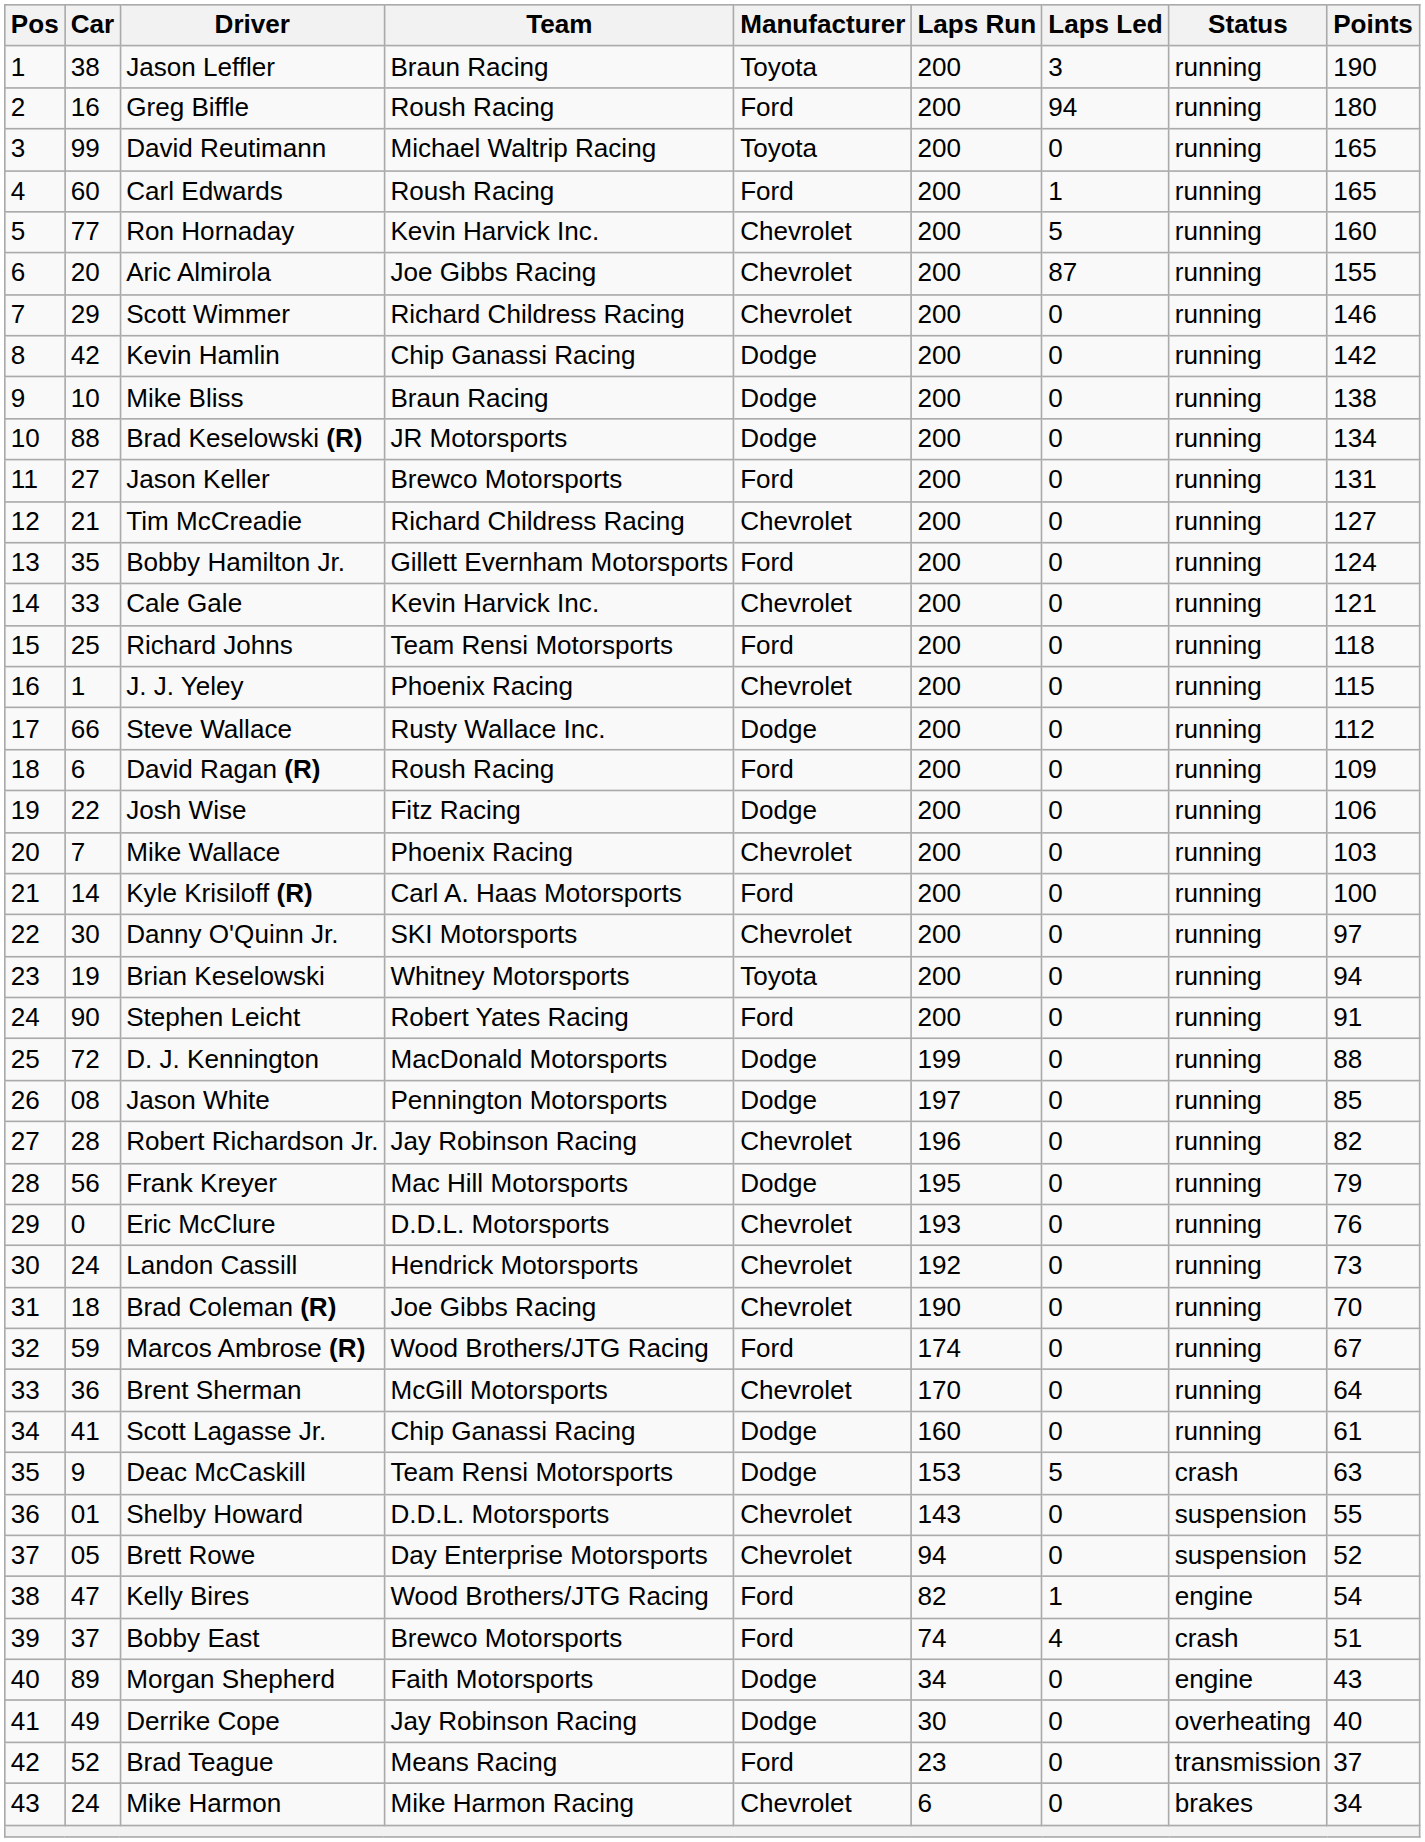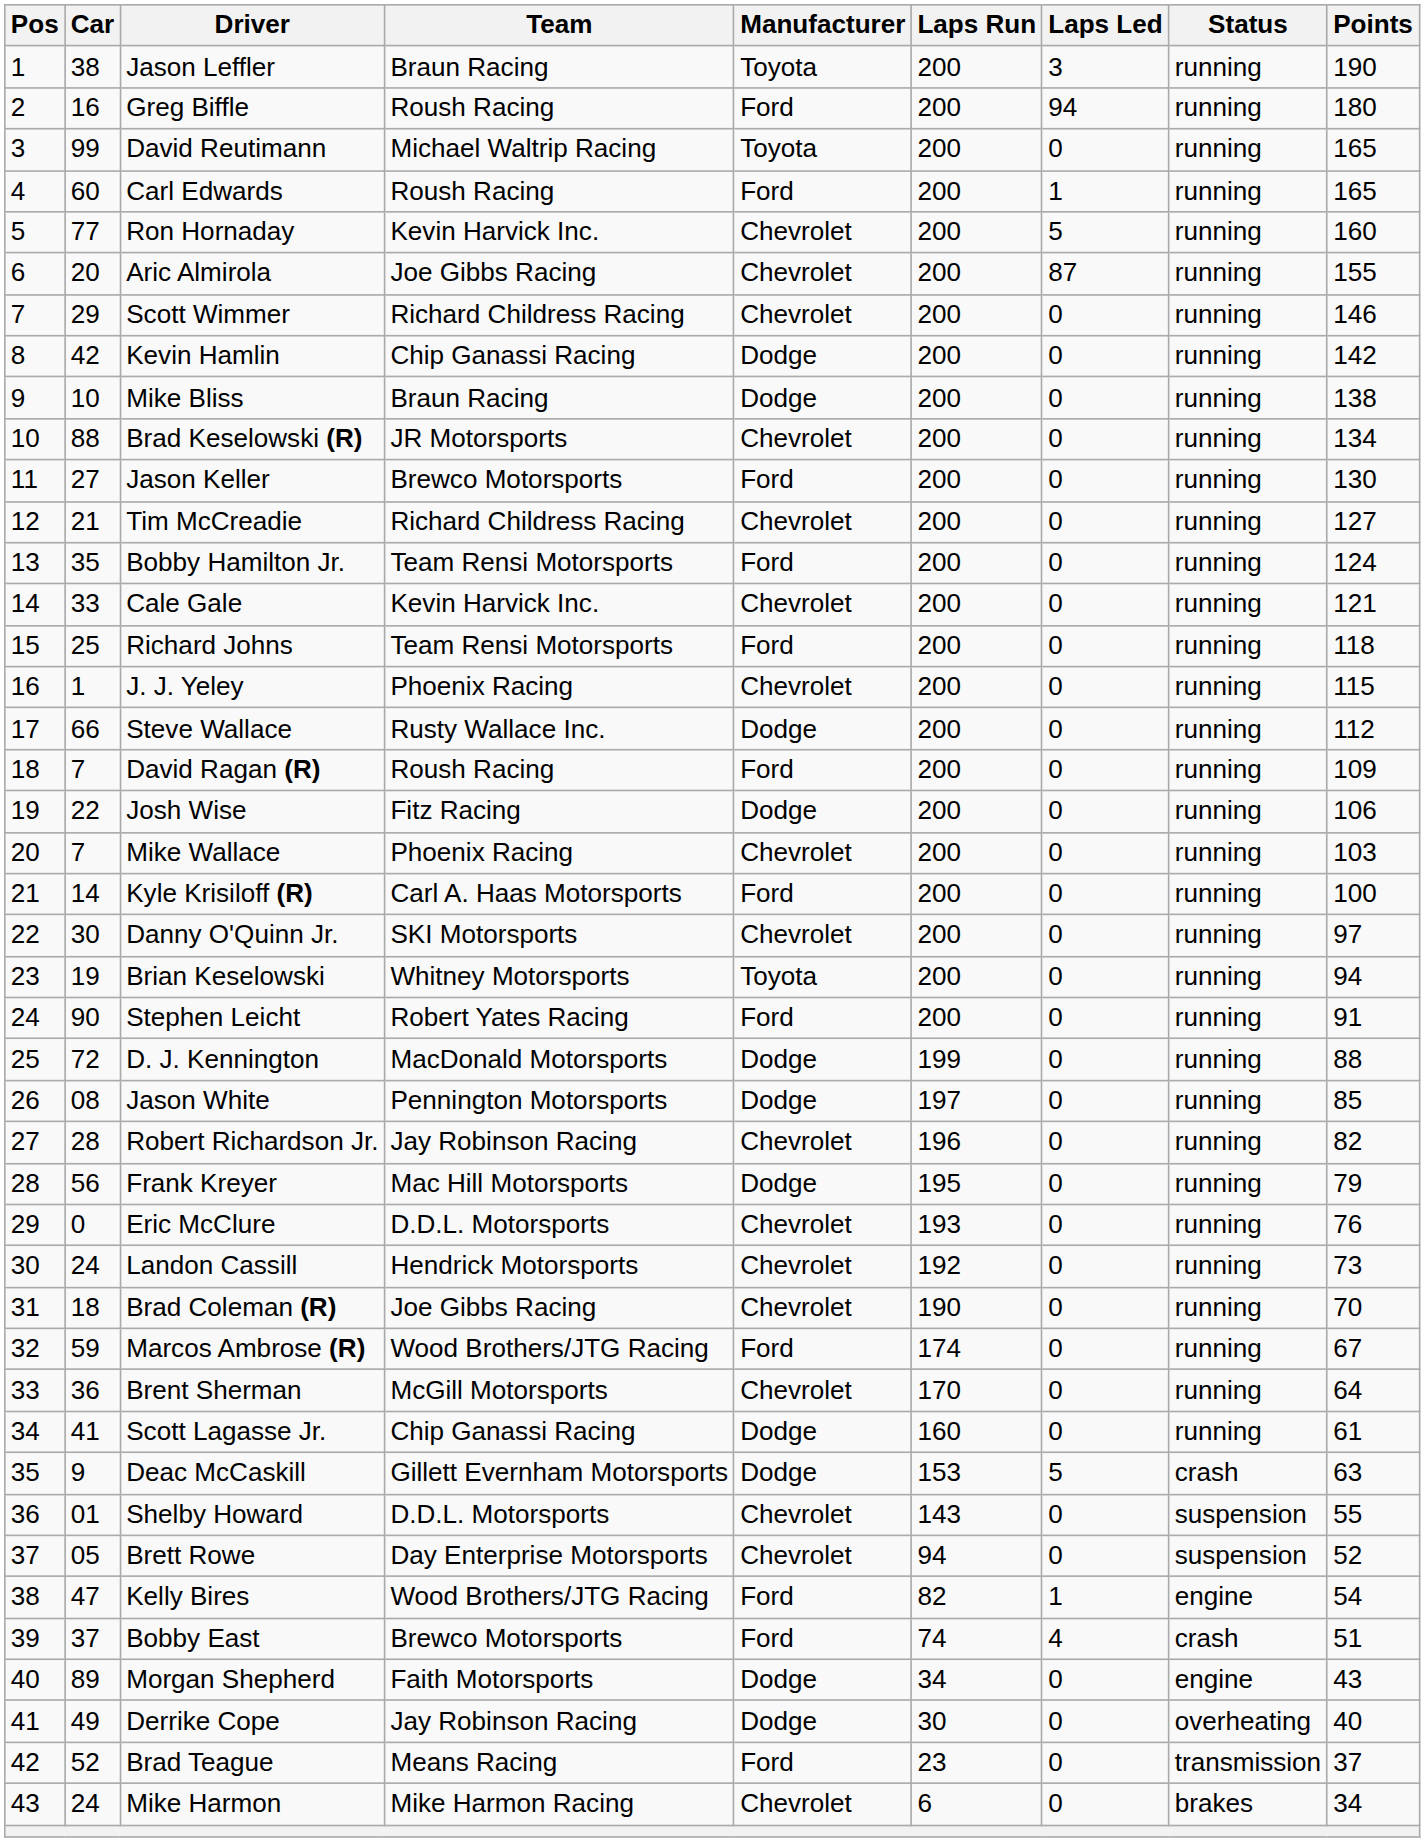(779, 438) Dodge -> (796, 438) Chevrolet
(1355, 480) 131 -> (1355, 480) 130
(559, 562) Gillett Evernham Motorsports -> (532, 562) Team Rensi Motorsports
(78, 769) 6 -> (78, 769) 7
(532, 1472) Team Rensi Motorsports -> (559, 1472) Gillett Evernham Motorsports
